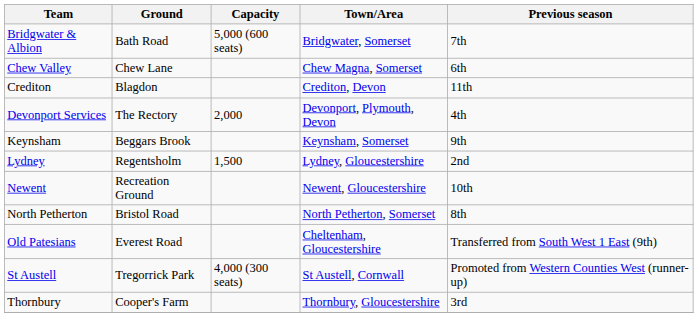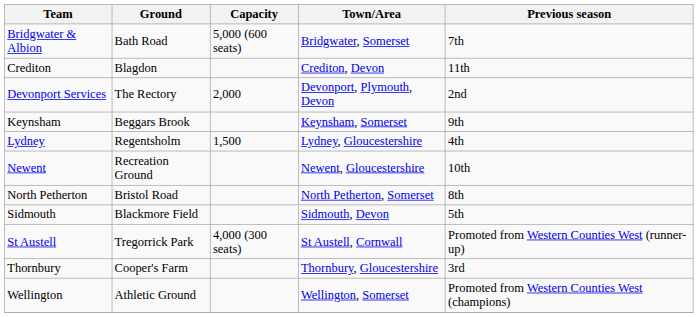- row: (39, 68)
(459, 114) 4th -> (457, 94) 2nd
(460, 161) 2nd -> (456, 141) 4th
- row: (41, 241)
+ row: (32, 214)
+ row: (35, 295)
